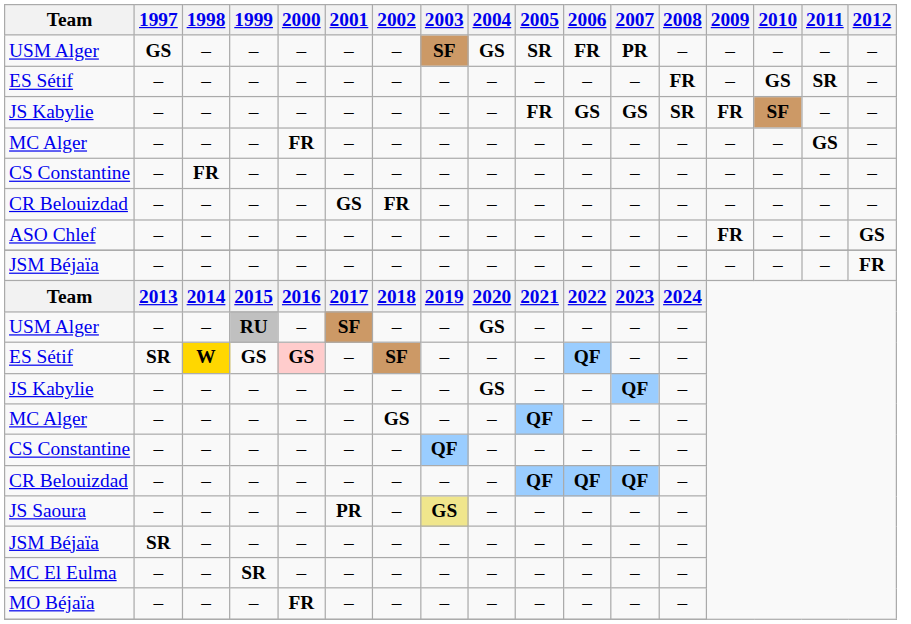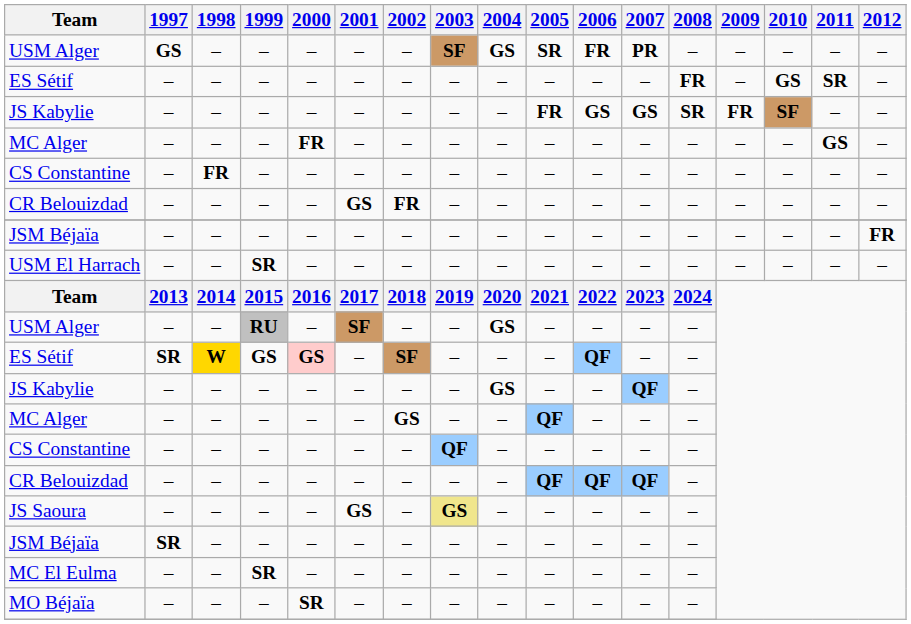- row: (52, 234)
+ row: (75, 265)
(349, 511) PR -> (359, 511) GS
(301, 603) FR -> (311, 603) SR
